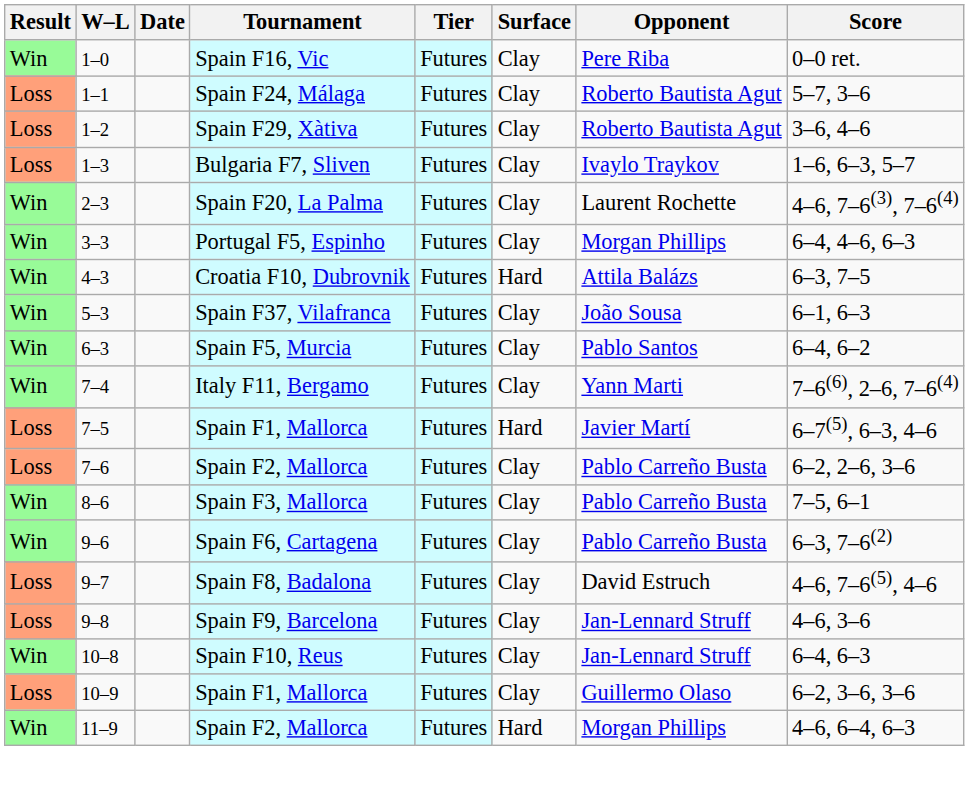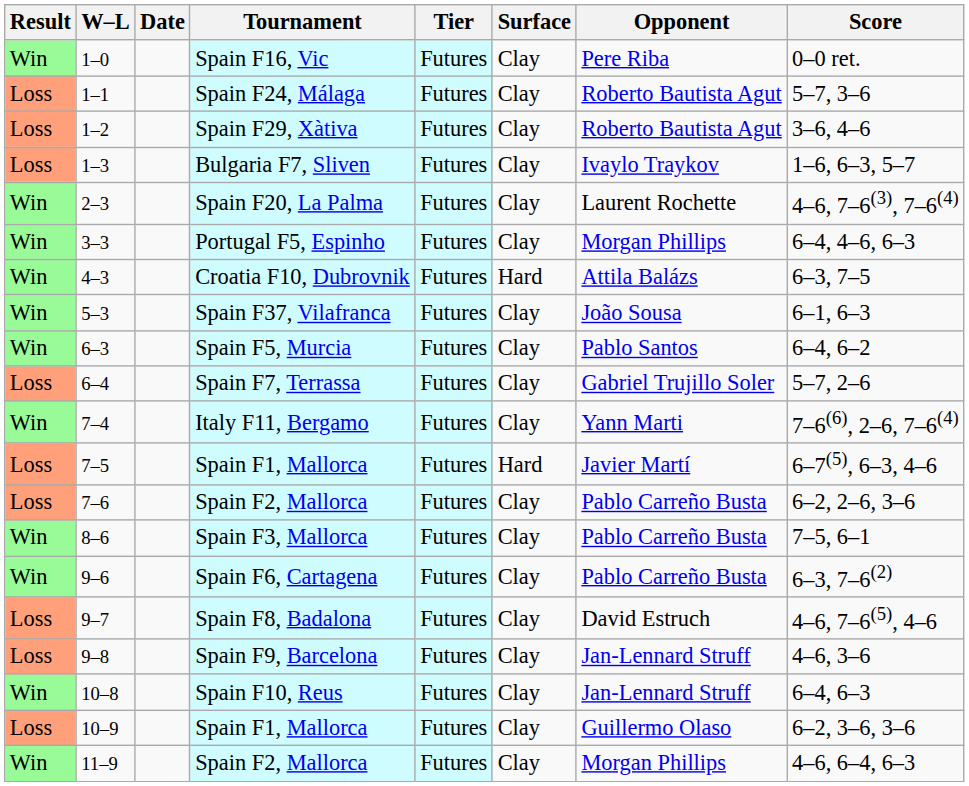+ row: (95, 384)
(520, 727) Hard -> (519, 763) Clay
